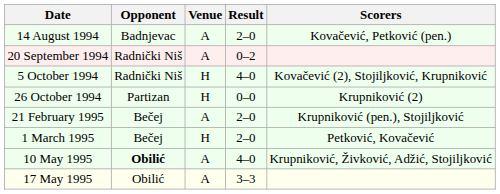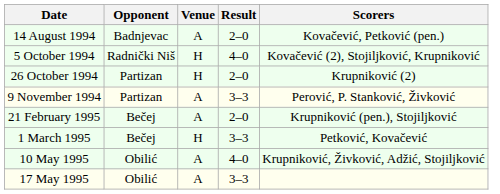- row: (58, 55)
(246, 96) 0–0 -> (239, 76) 2–0
+ row: (54, 96)
(246, 138) 2–0 -> (239, 138) 3–3
(148, 158) bold -> (141, 158) normal
